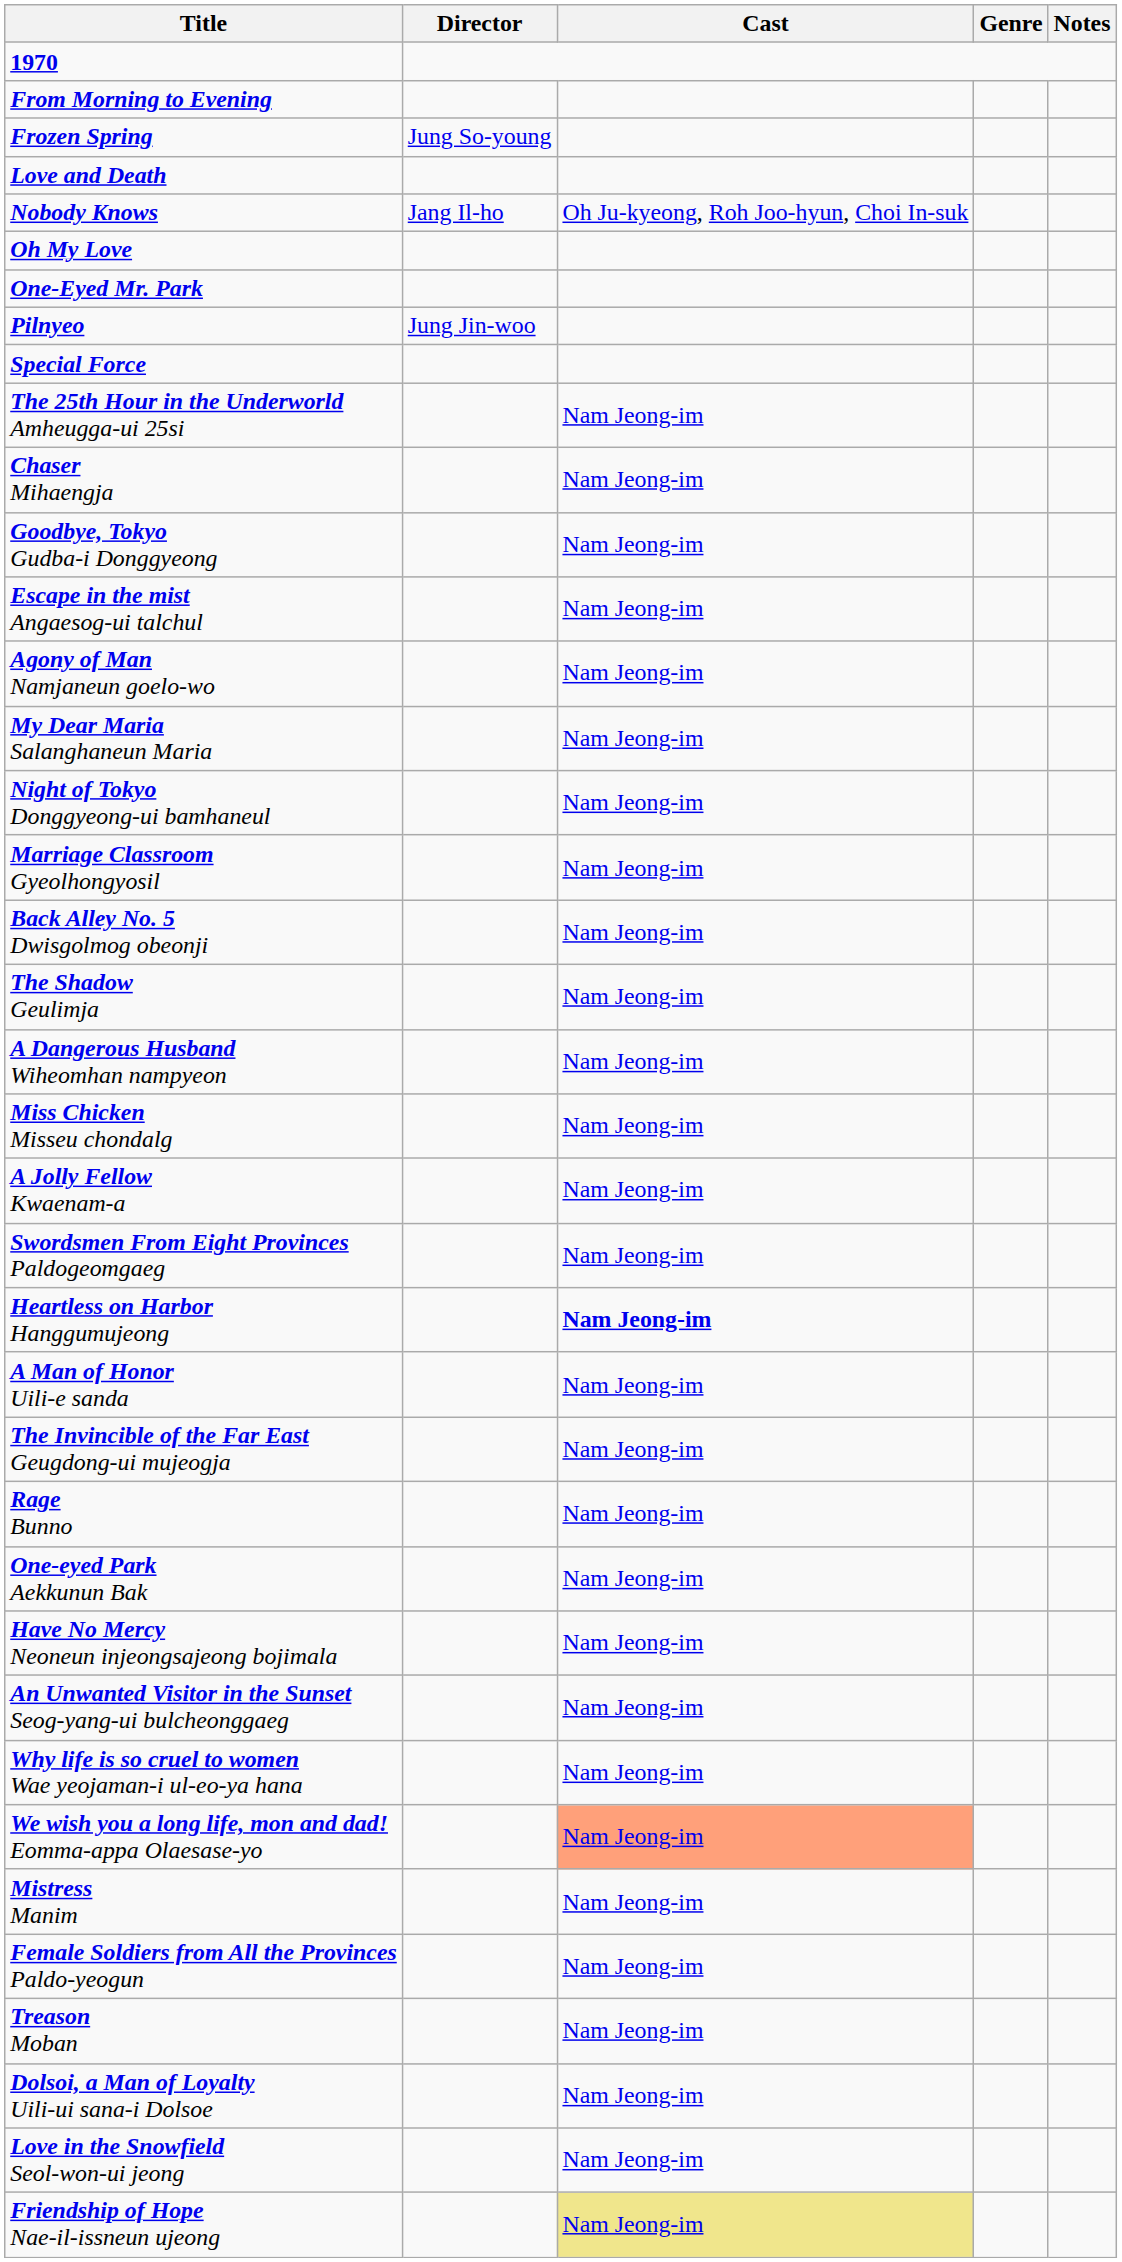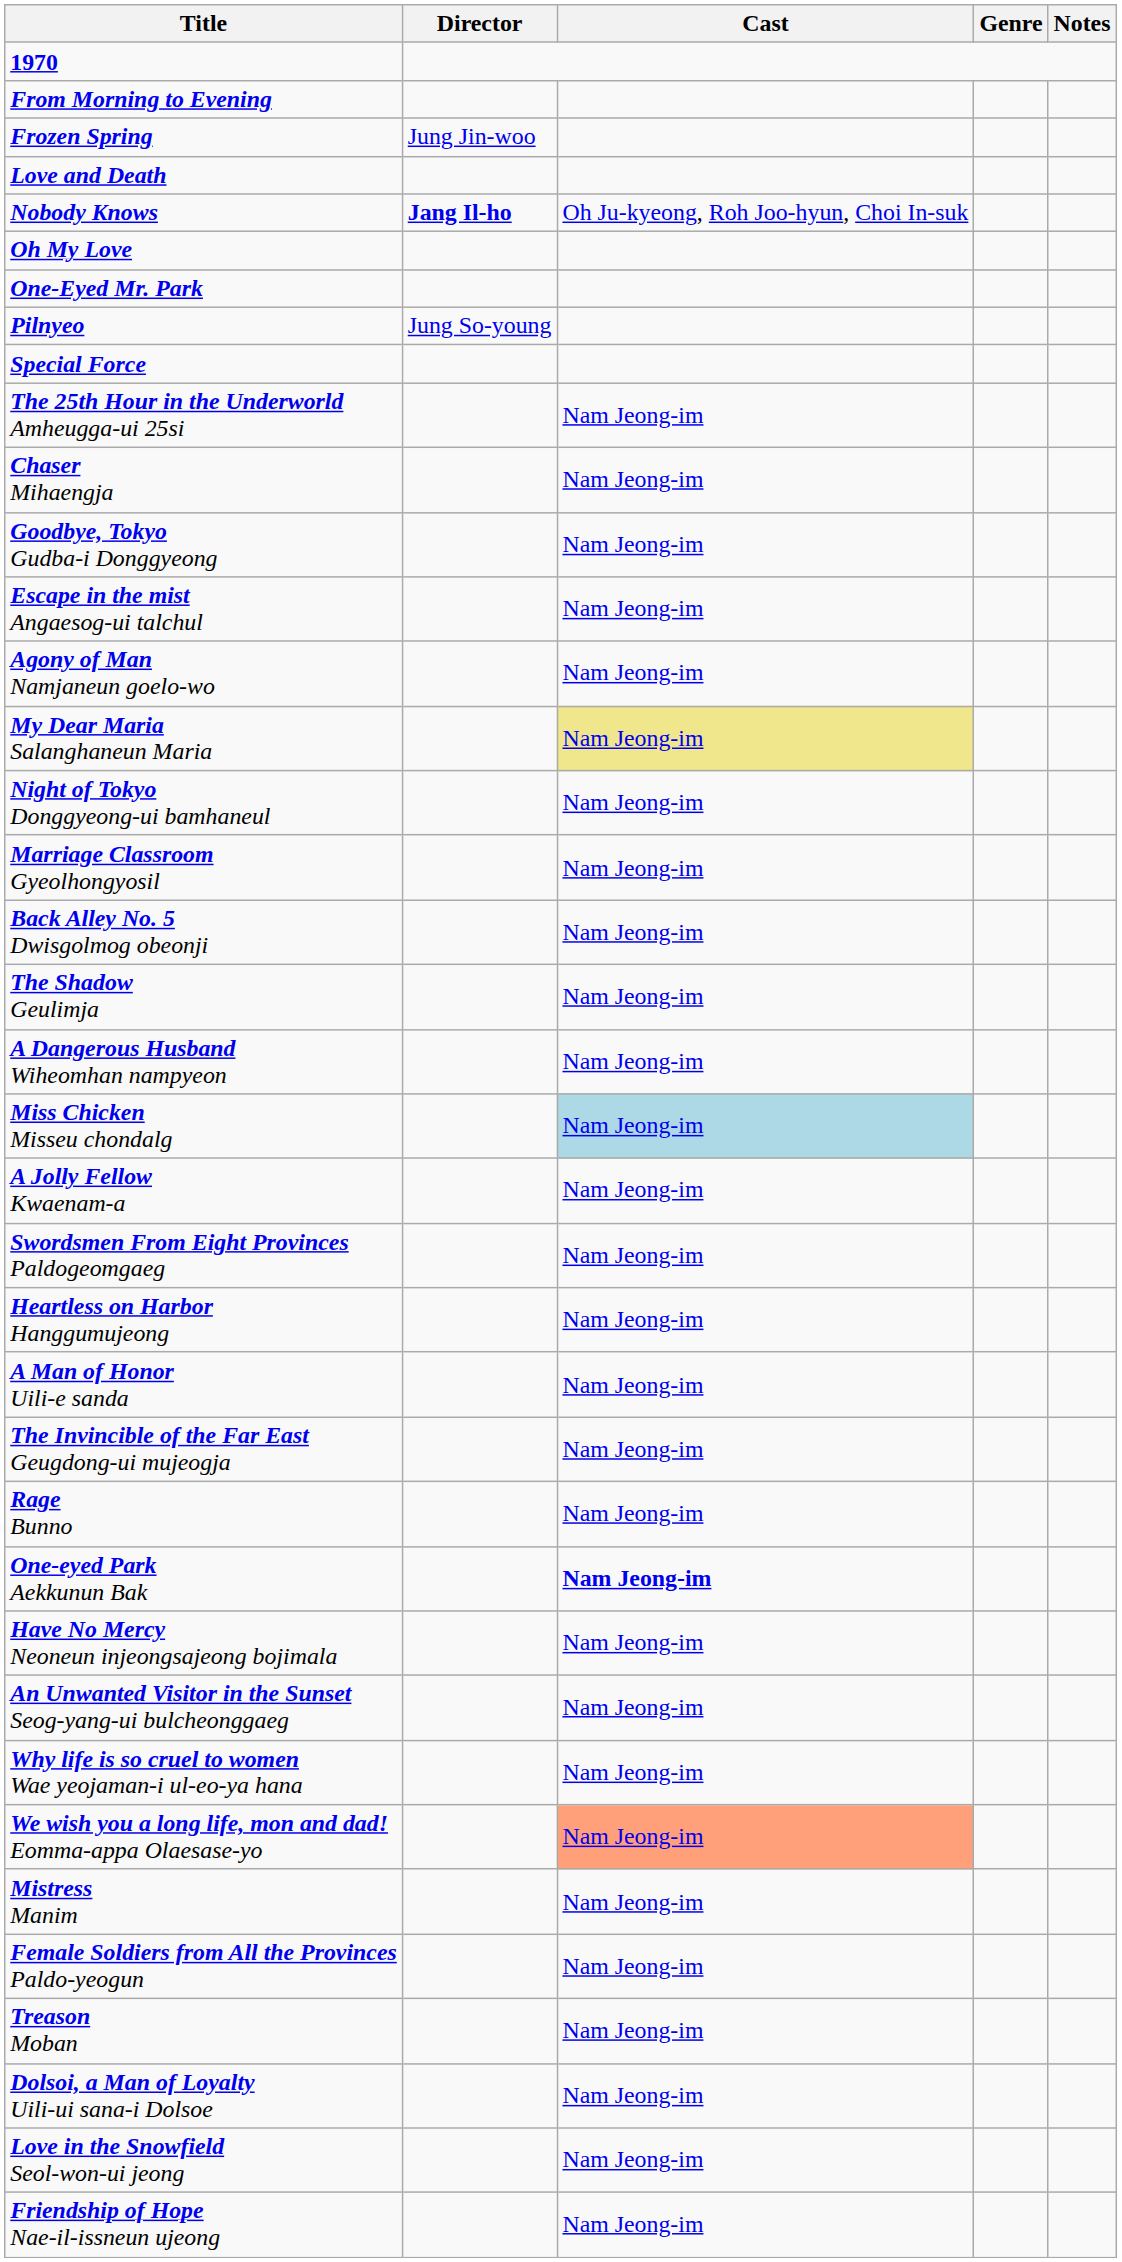(480, 136) Jung So-young -> (472, 136) Jung Jin-woo
(456, 212) normal -> (460, 212) bold
(472, 325) Jung Jin-woo -> (480, 325) Jung So-young
(633, 738) no background -> (633, 738) khaki background
(633, 1125) no background -> (633, 1125) lightblue background
(637, 1319) bold -> (633, 1319) normal
(633, 1578) normal -> (637, 1578) bold
(633, 2224) khaki background -> (633, 2224) no background
